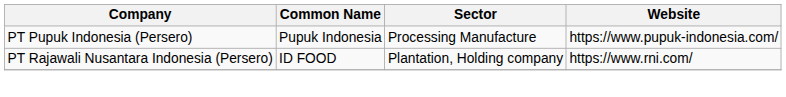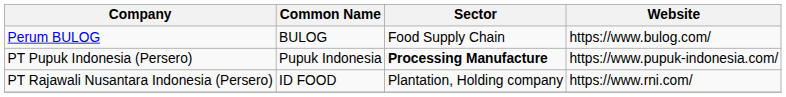+ row: (54, 37)
(462, 37) normal -> (468, 59) bold
